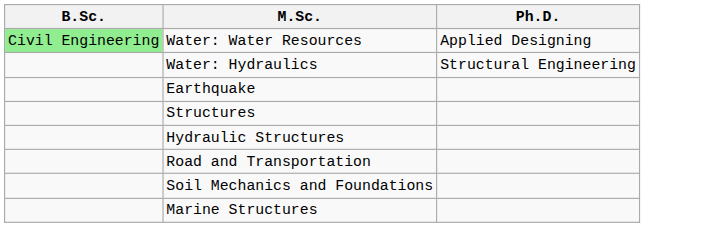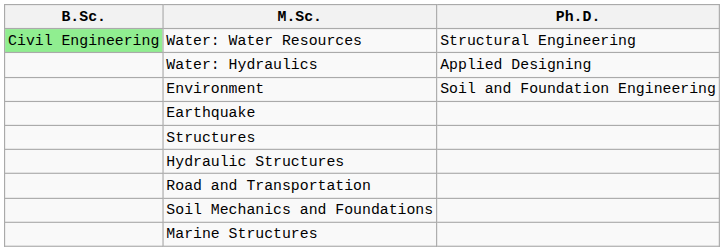(516, 41) Applied Designing -> (538, 41) Structural Engineering
(538, 65) Structural Engineering -> (516, 65) Applied Designing
+ row: (215, 89)
